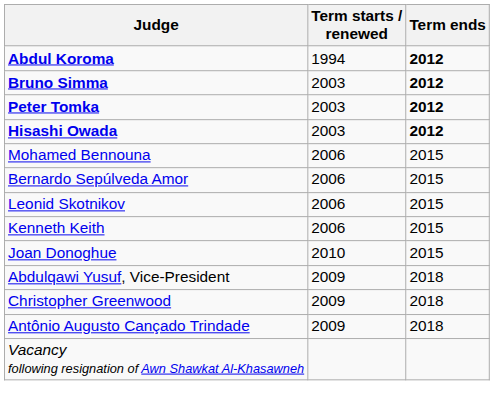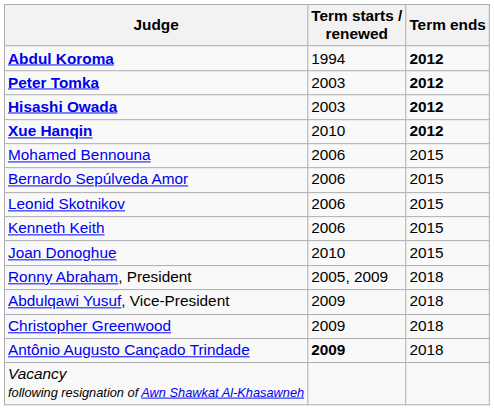- row: (58, 82)
+ row: (50, 131)
+ row: (100, 277)
(328, 326) normal -> (328, 350) bold
